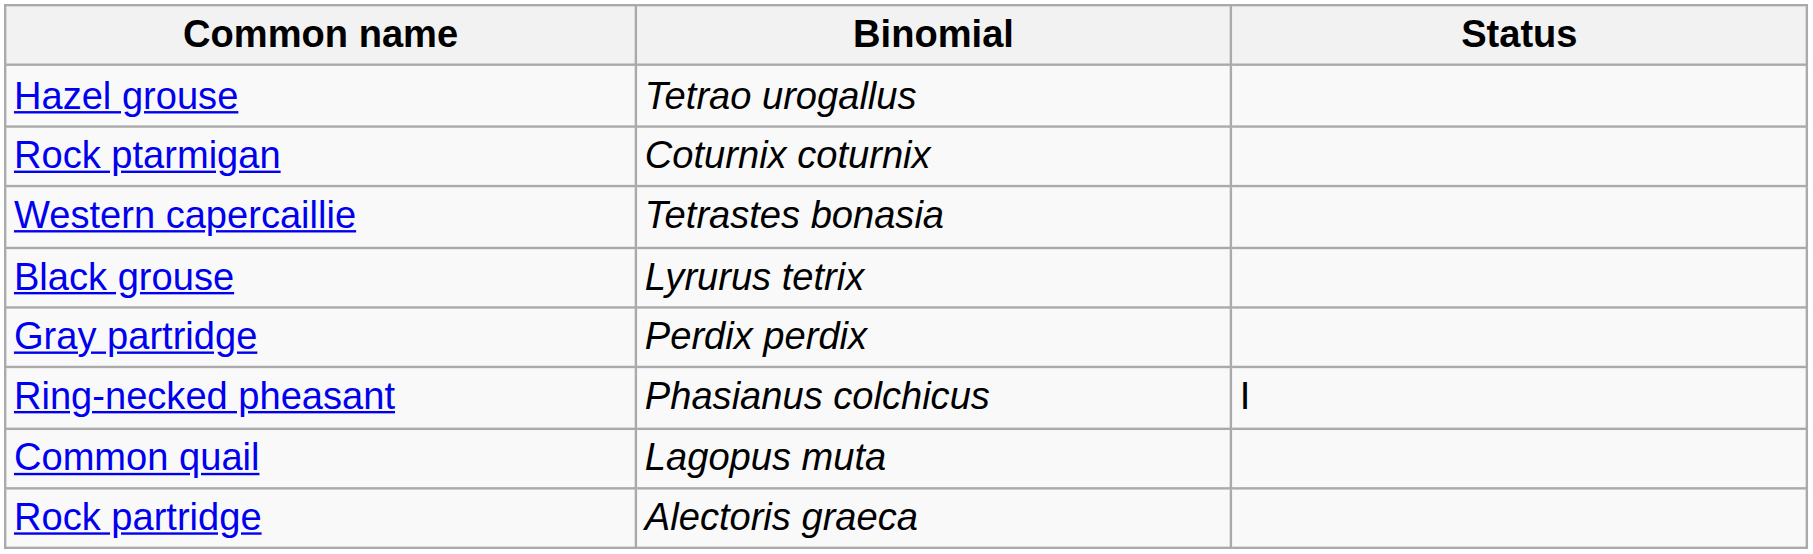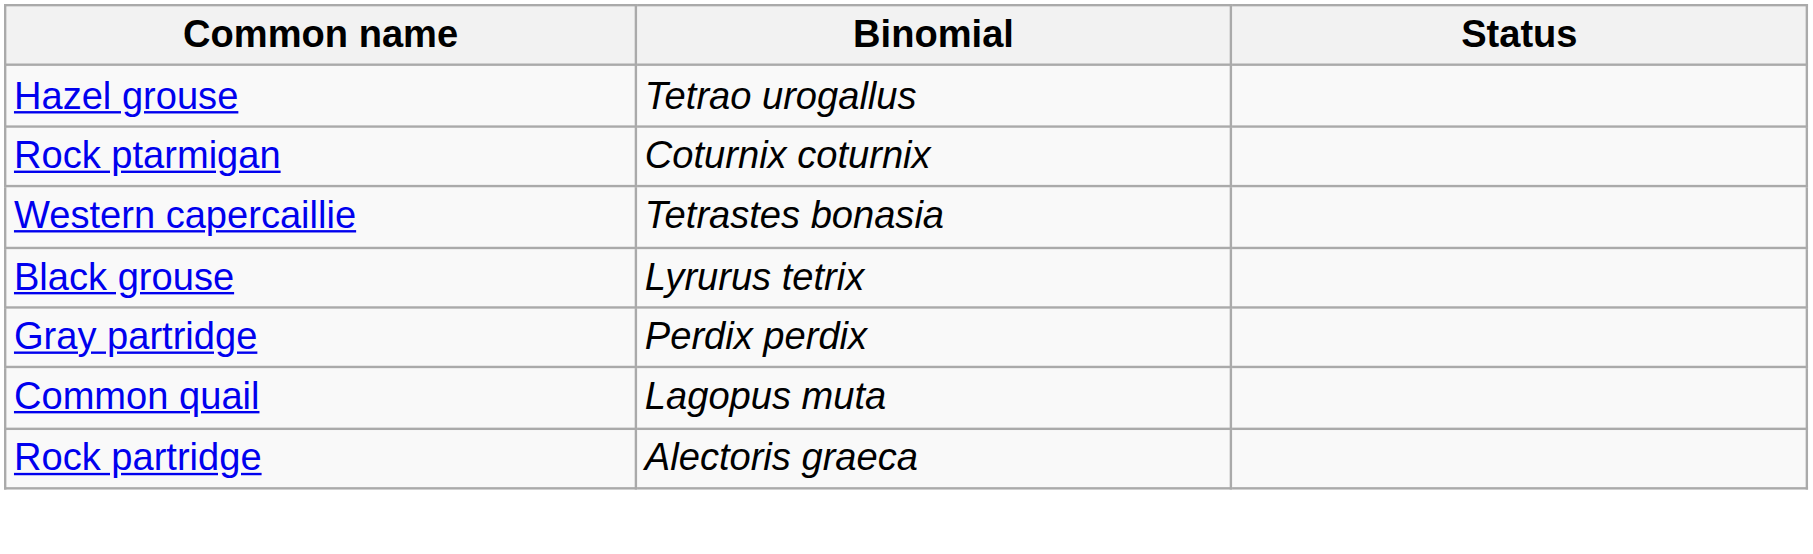- row: (204, 397)
